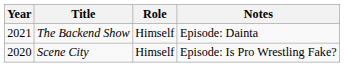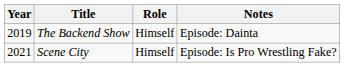(19, 33) 2021 -> (19, 33) 2019
(19, 52) 2020 -> (19, 52) 2021
